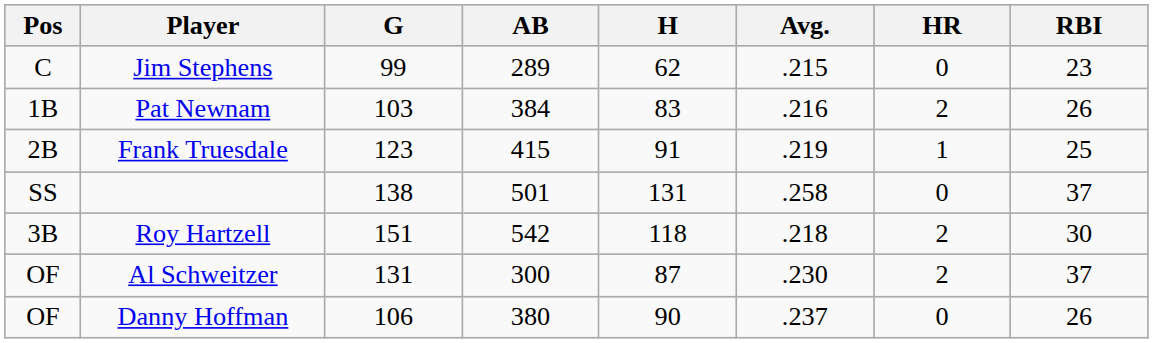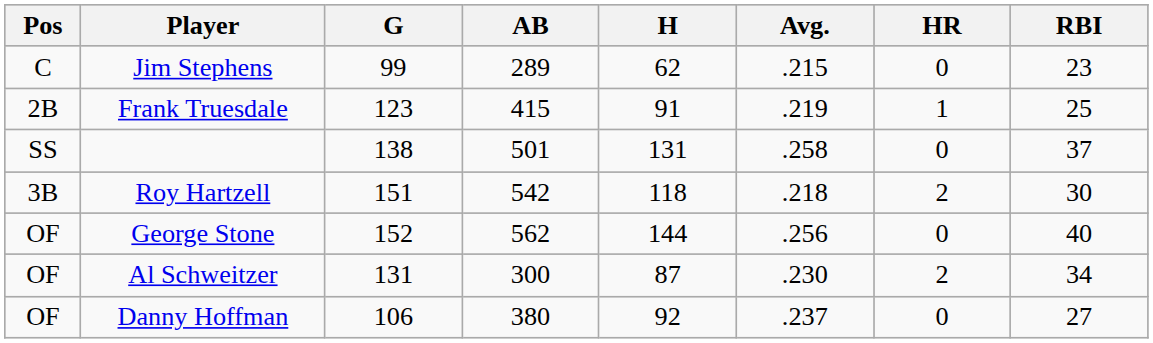- row: (203, 108)
+ row: (203, 233)
(1079, 274) 37 -> (1079, 274) 34
(668, 316) 90 -> (668, 316) 92
(1079, 316) 26 -> (1079, 316) 27
